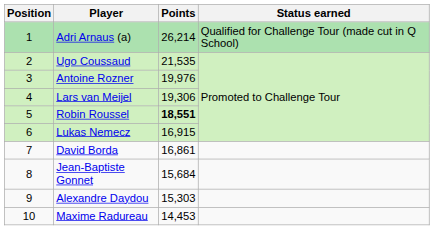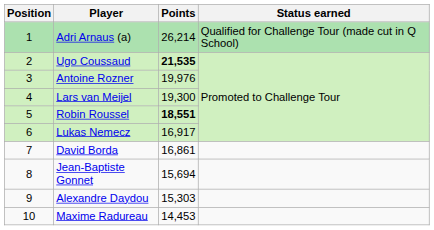(178, 61) normal -> (178, 61) bold
(178, 97) 19,306 -> (178, 97) 19,300
(178, 132) 16,915 -> (178, 132) 16,917
(178, 174) 15,684 -> (178, 174) 15,694
